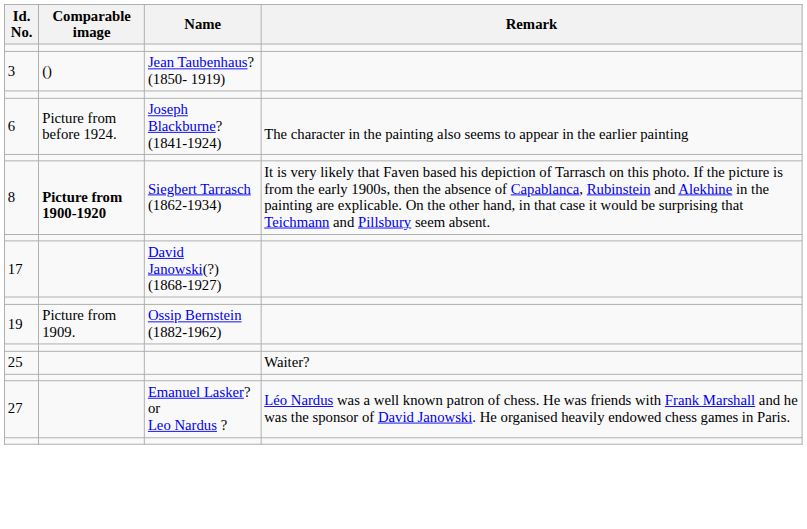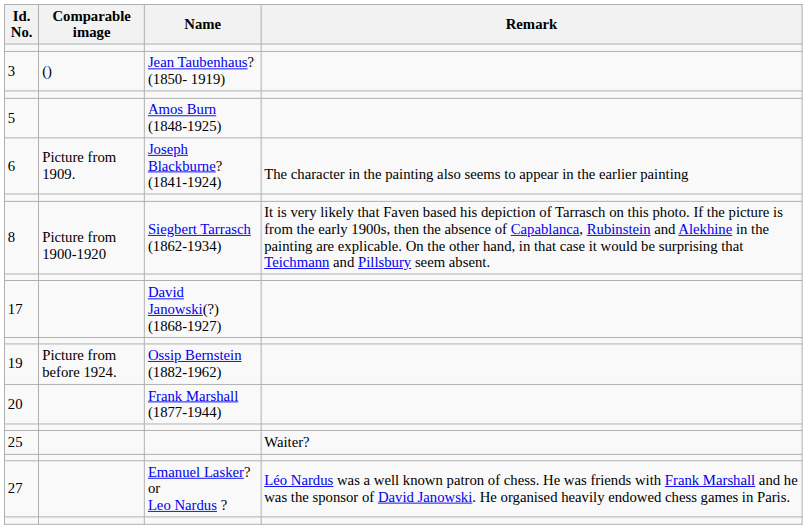+ row: (12, 117)
(79, 126) Picture from before 1924. -> (79, 166) Picture from 1909.
(82, 205) bold -> (79, 245) normal
(79, 324) Picture from 1909. -> (79, 364) Picture from before 1924.
+ row: (15, 403)
